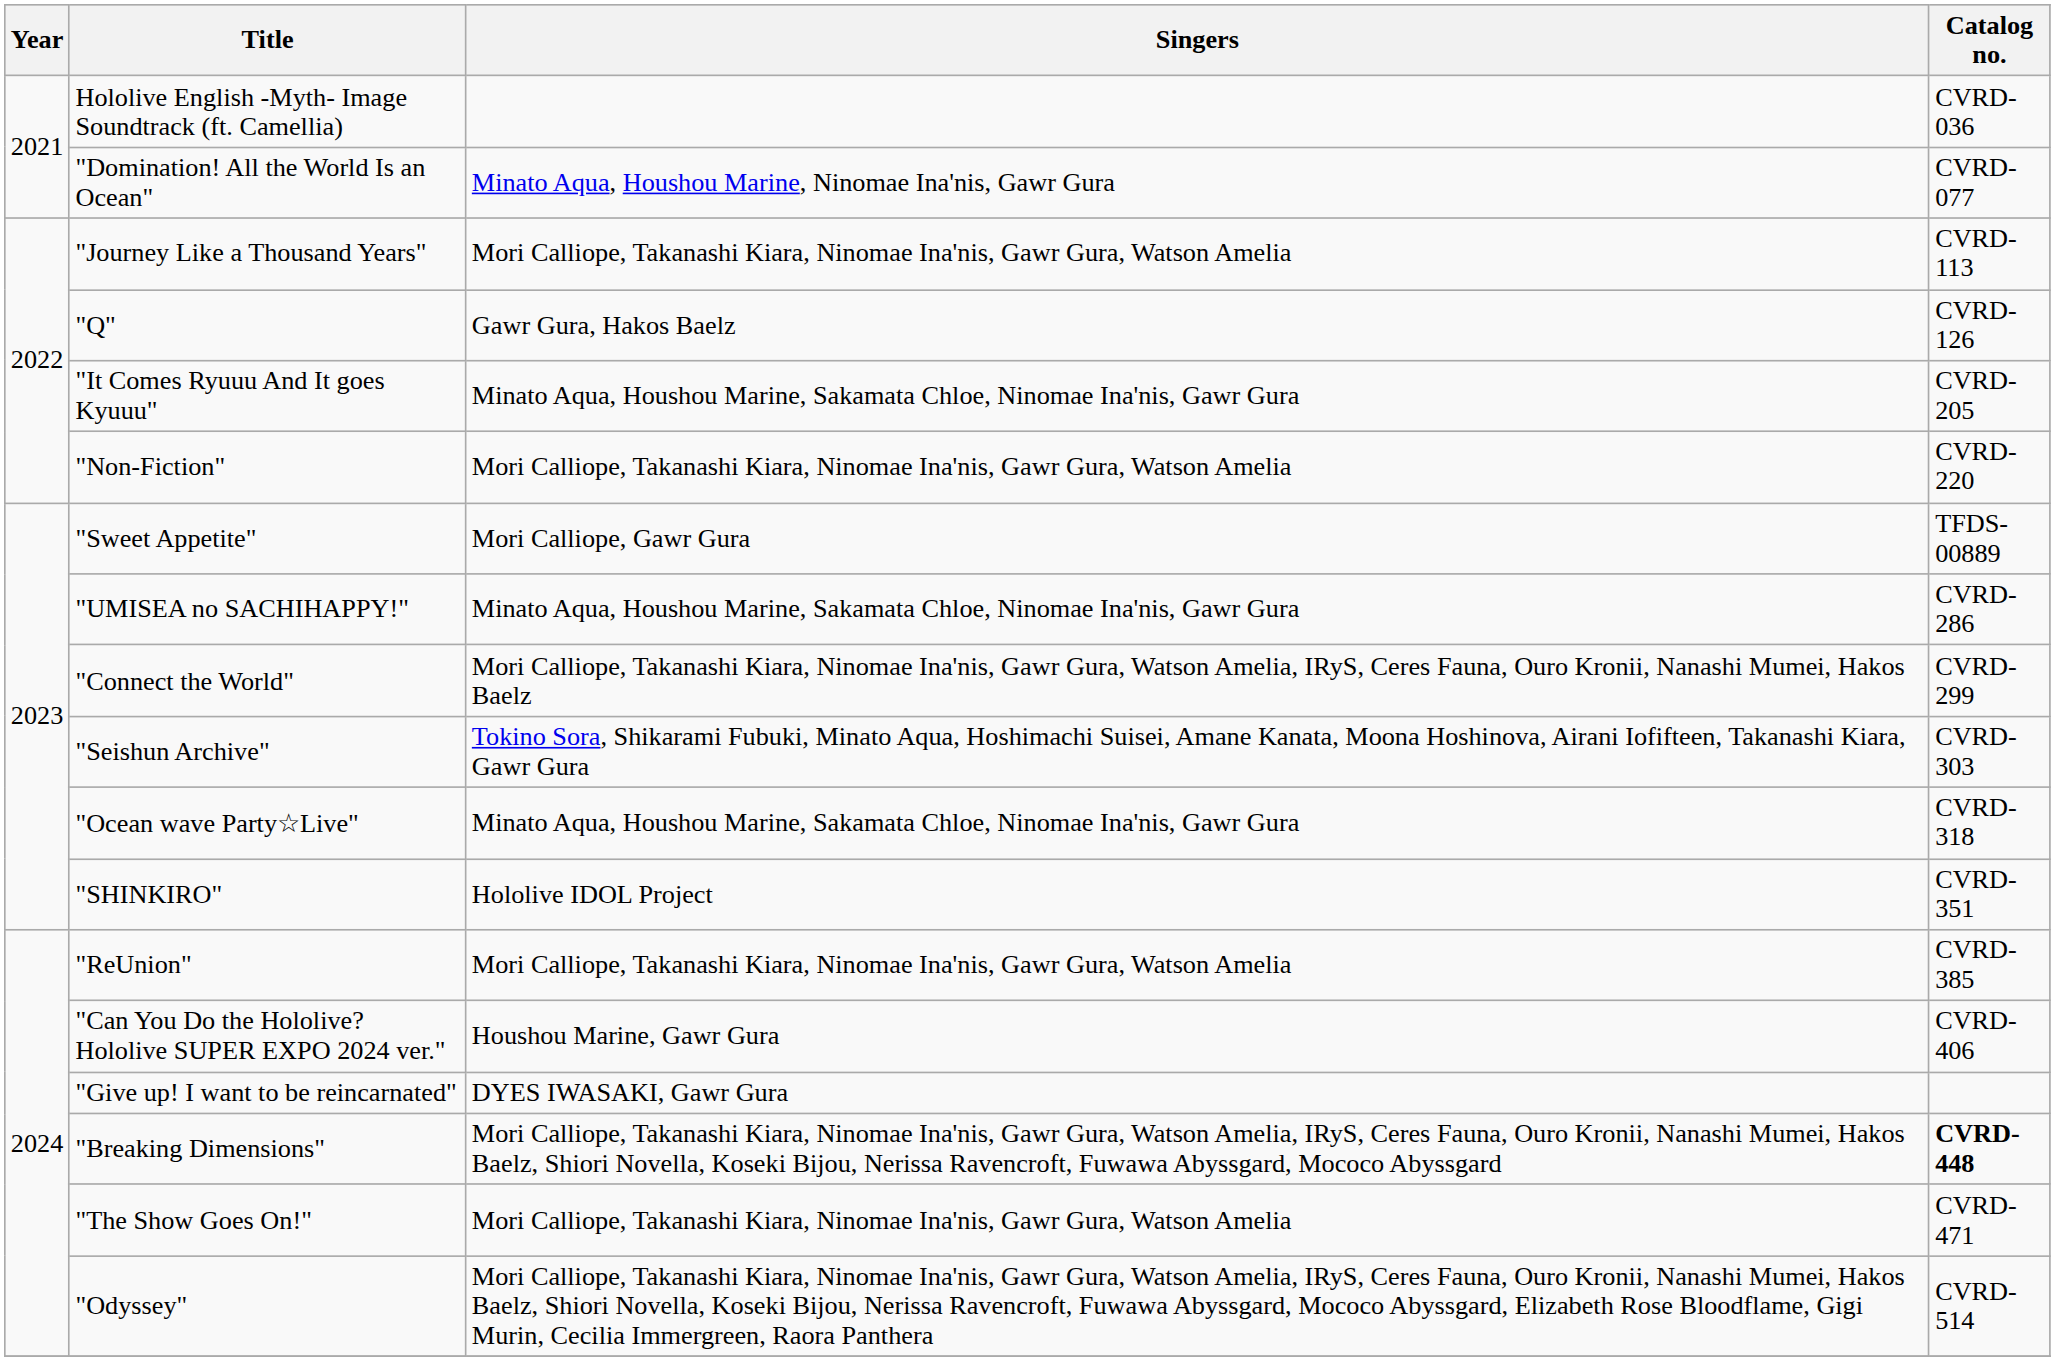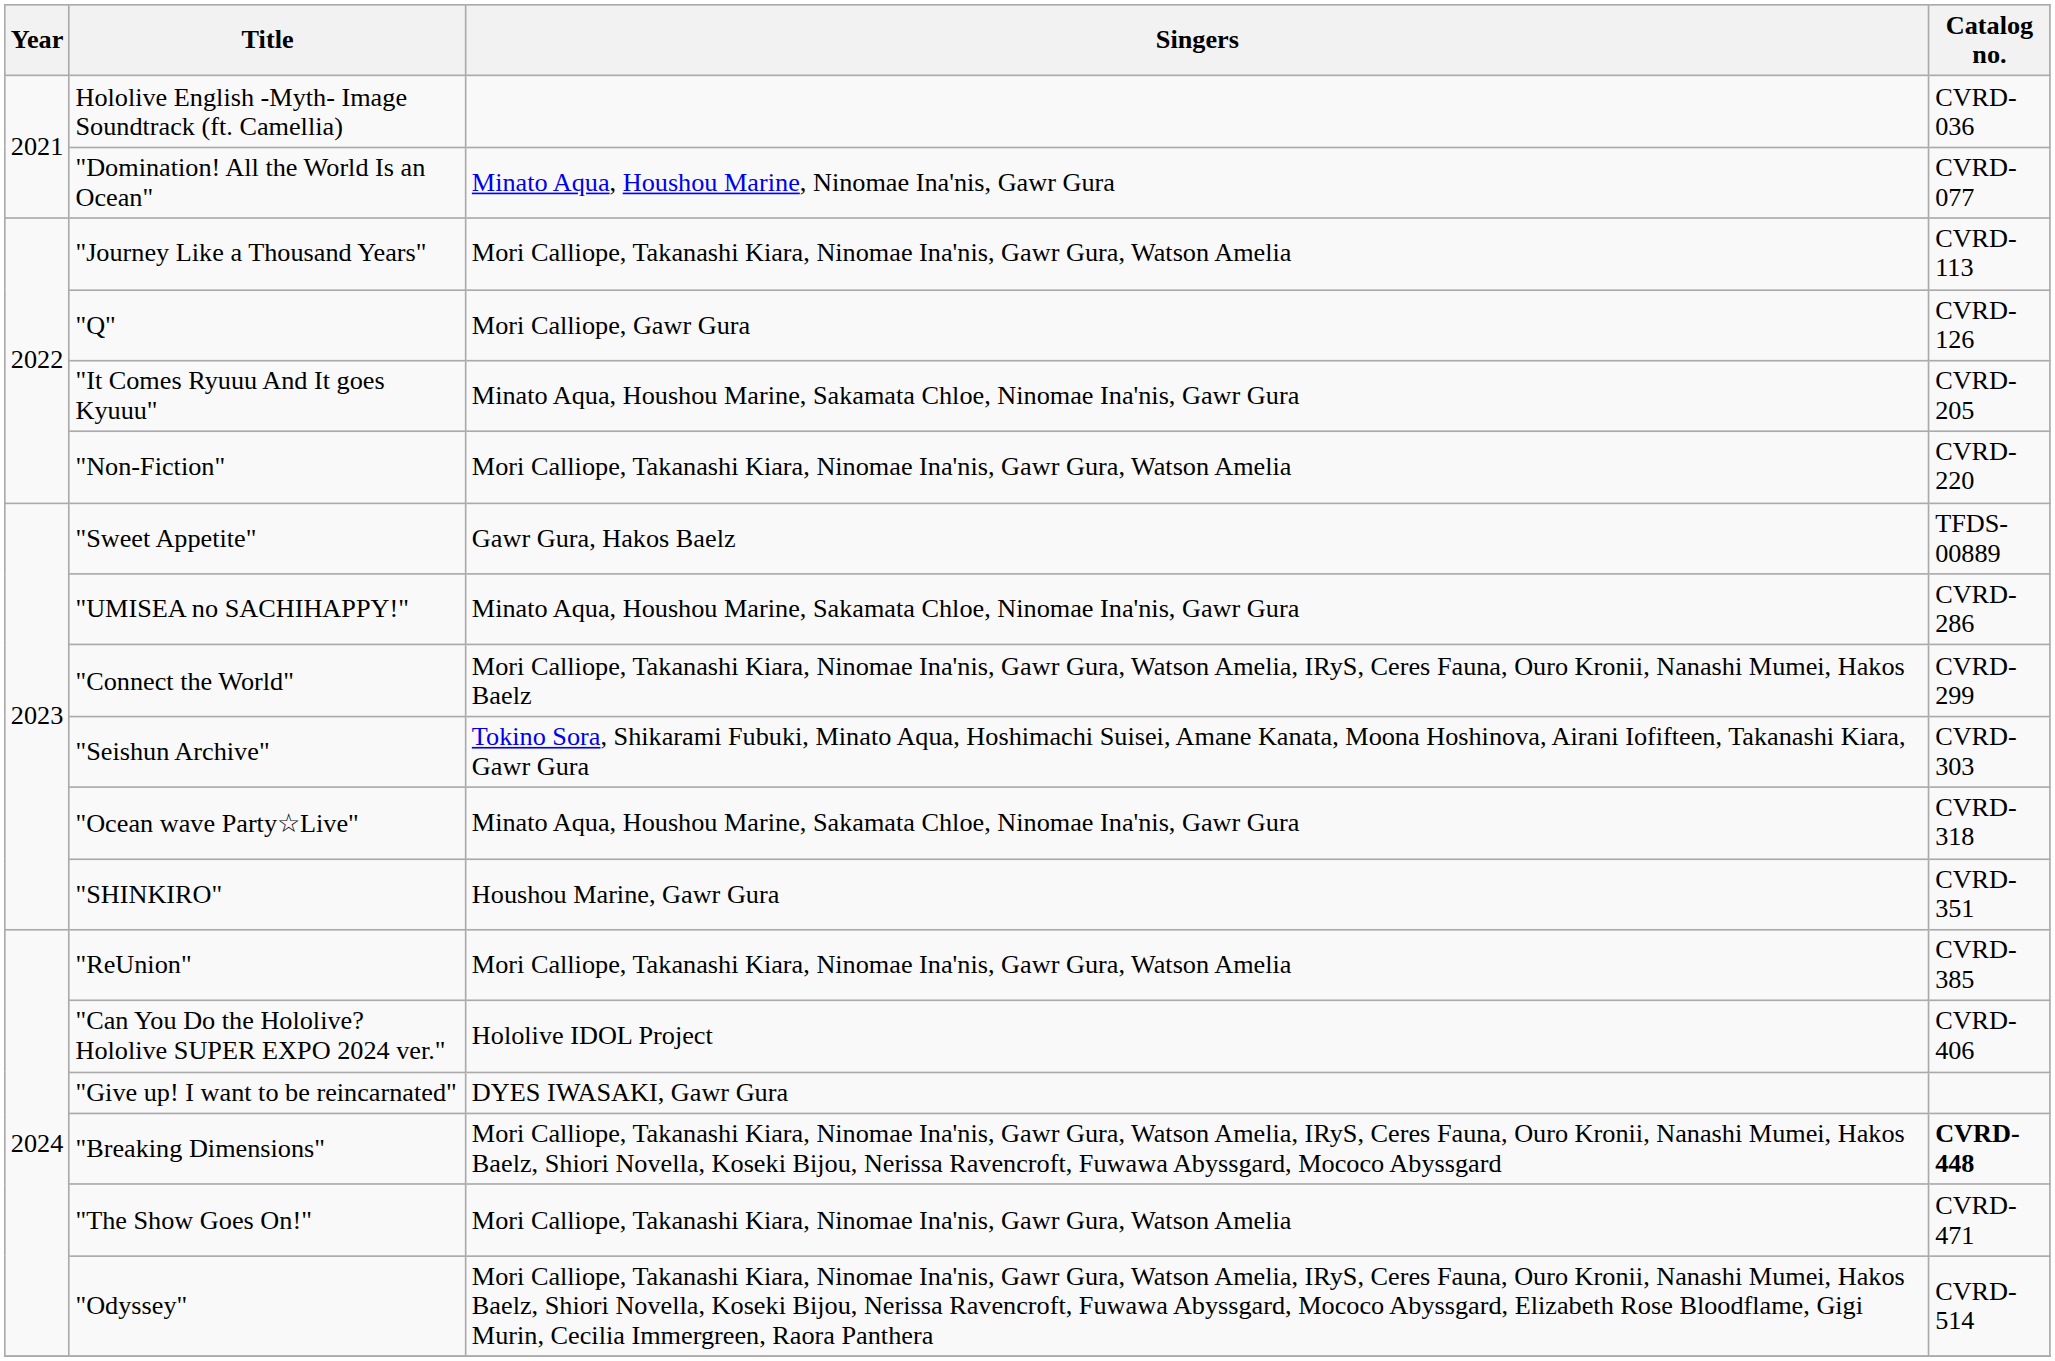(604, 324) Gawr Gura, Hakos Baelz -> (611, 324) Mori Calliope, Gawr Gura
(611, 538) Mori Calliope, Gawr Gura -> (604, 538) Gawr Gura, Hakos Baelz
(592, 893) Hololive IDOL Project -> (626, 893) Houshou Marine, Gawr Gura
(626, 1035) Houshou Marine, Gawr Gura -> (592, 1035) Hololive IDOL Project
